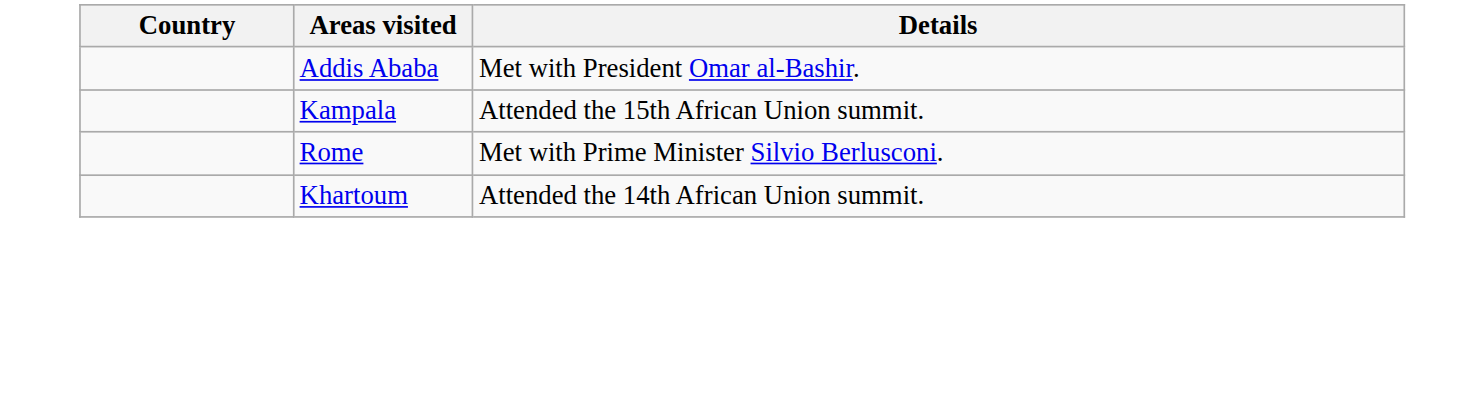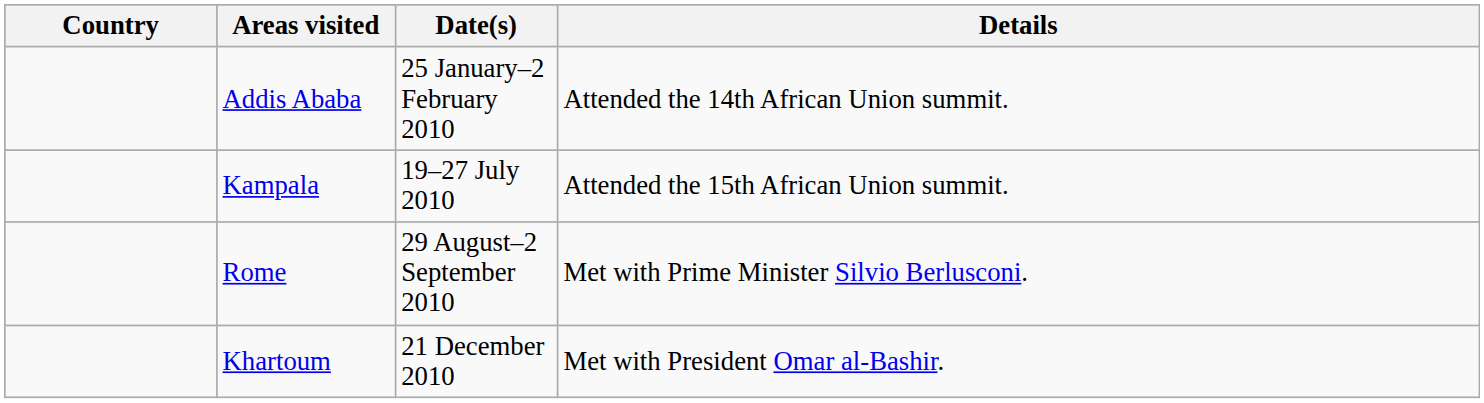+ column: (476, 25)
(669, 68) Met with President Omar al-Bashir. -> (786, 98) Attended the 14th African Union summit.
(702, 195) Attended the 14th African Union summit. -> (754, 360) Met with President Omar al-Bashir.
